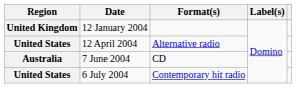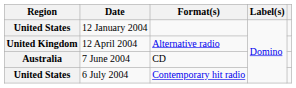(42, 28) United Kingdom -> (42, 28) United States
(42, 43) United States -> (42, 43) United Kingdom
